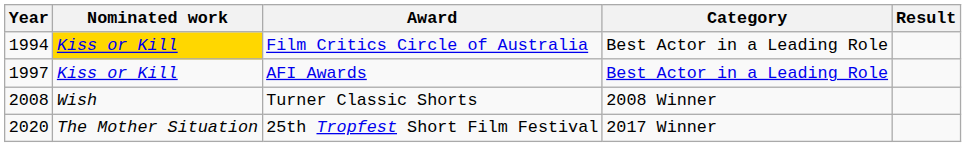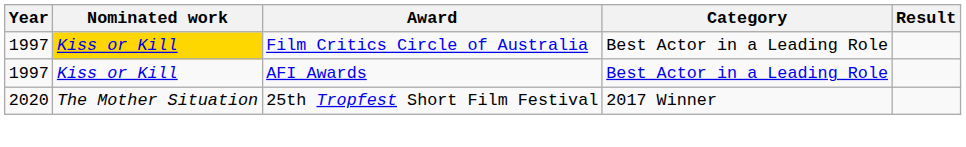(29, 46) 1994 -> (29, 46) 1997
- row: (372, 100)
